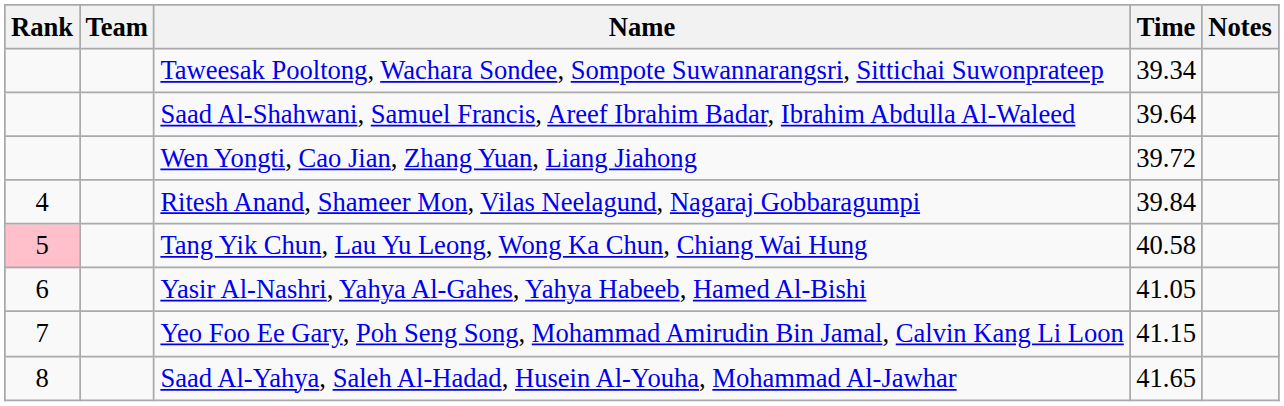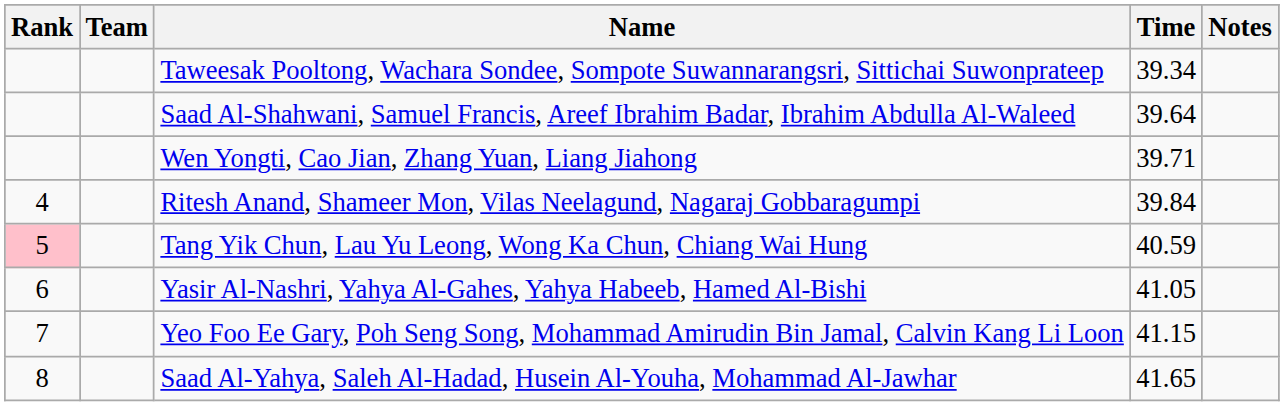(1166, 158) 39.72 -> (1166, 158) 39.71
(1166, 245) 40.58 -> (1166, 245) 40.59
